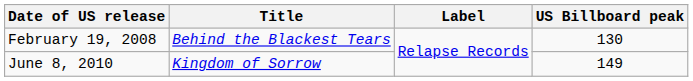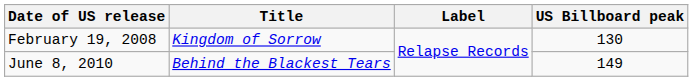(281, 40) Behind the Blackest Tears -> (247, 40) Kingdom of Sorrow
(247, 64) Kingdom of Sorrow -> (281, 64) Behind the Blackest Tears
